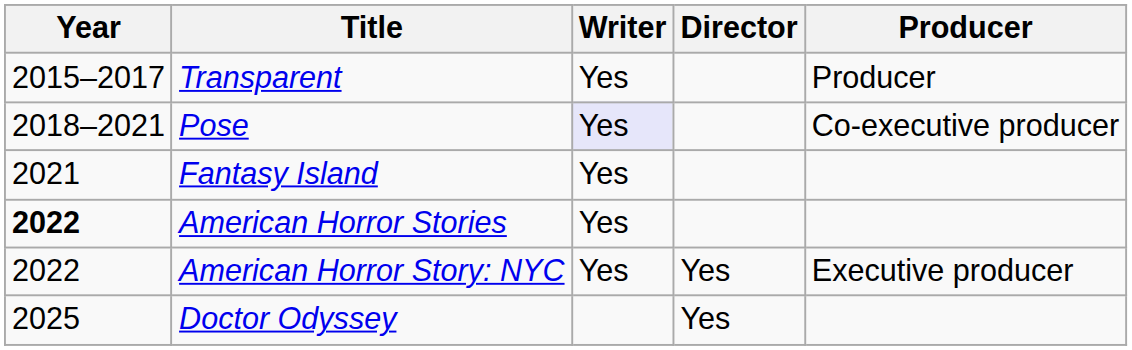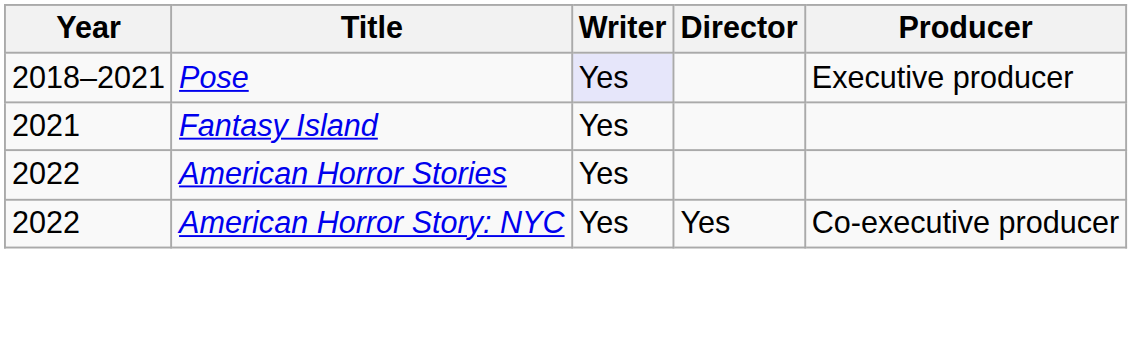- row: (260, 77)
(965, 125) Co-executive producer -> (943, 77) Executive producer
(46, 222) bold -> (46, 174) normal
(943, 271) Executive producer -> (965, 222) Co-executive producer
- row: (288, 319)
